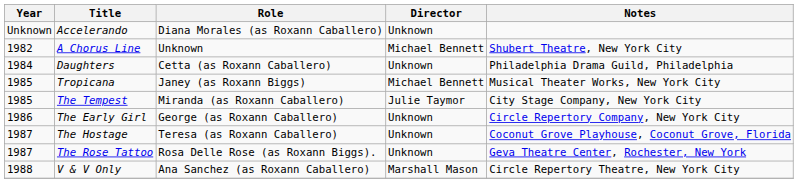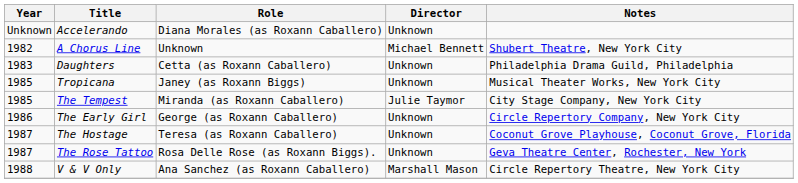(20, 65) 1984 -> (20, 65) 1983
(436, 83) Michael Bennett -> (410, 83) Unknown
